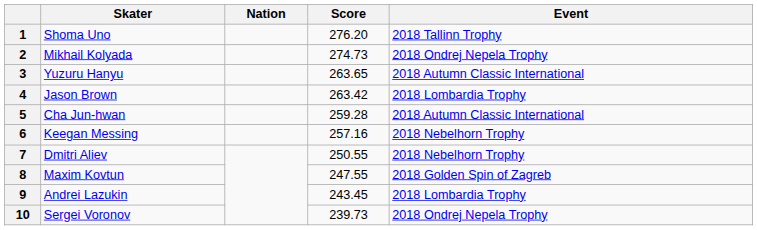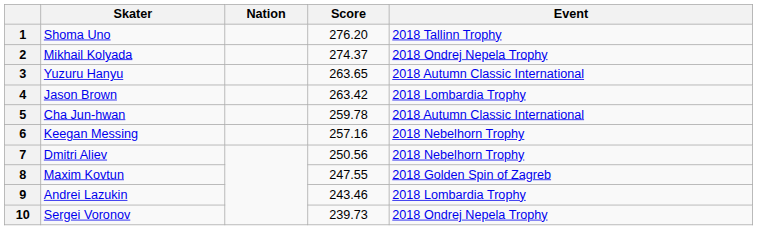(348, 54) 274.73 -> (348, 54) 274.37
(348, 114) 259.28 -> (348, 114) 259.78
(348, 154) 250.55 -> (348, 154) 250.56
(348, 194) 243.45 -> (348, 194) 243.46
